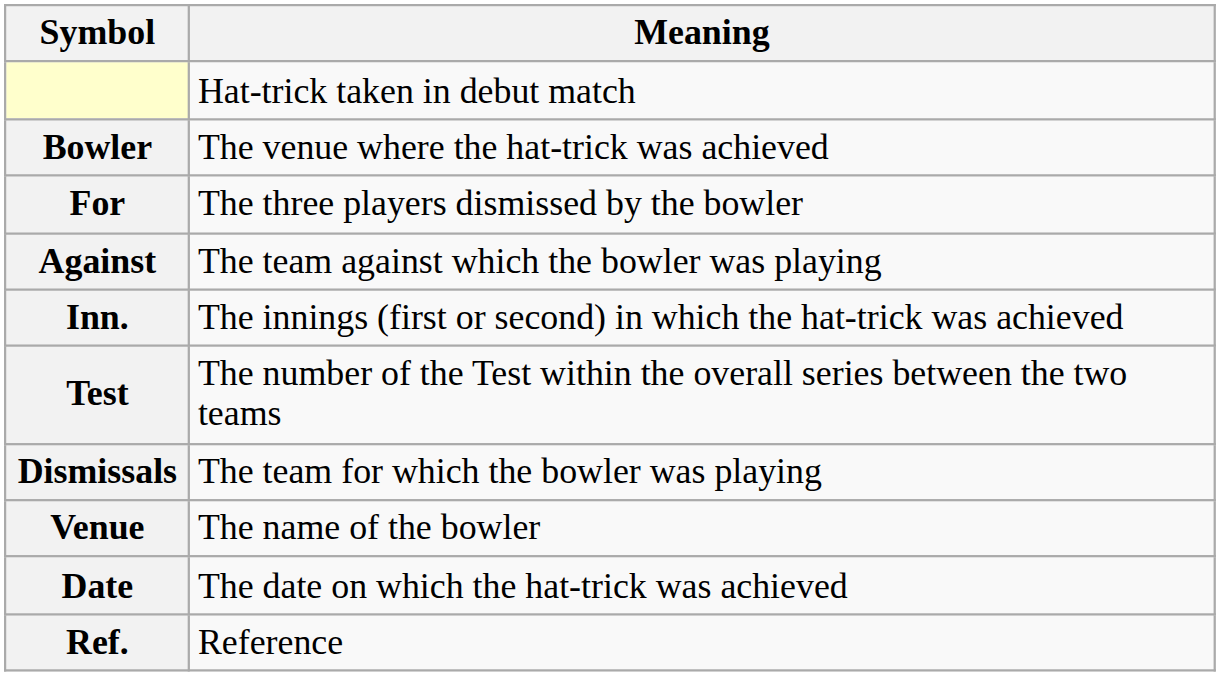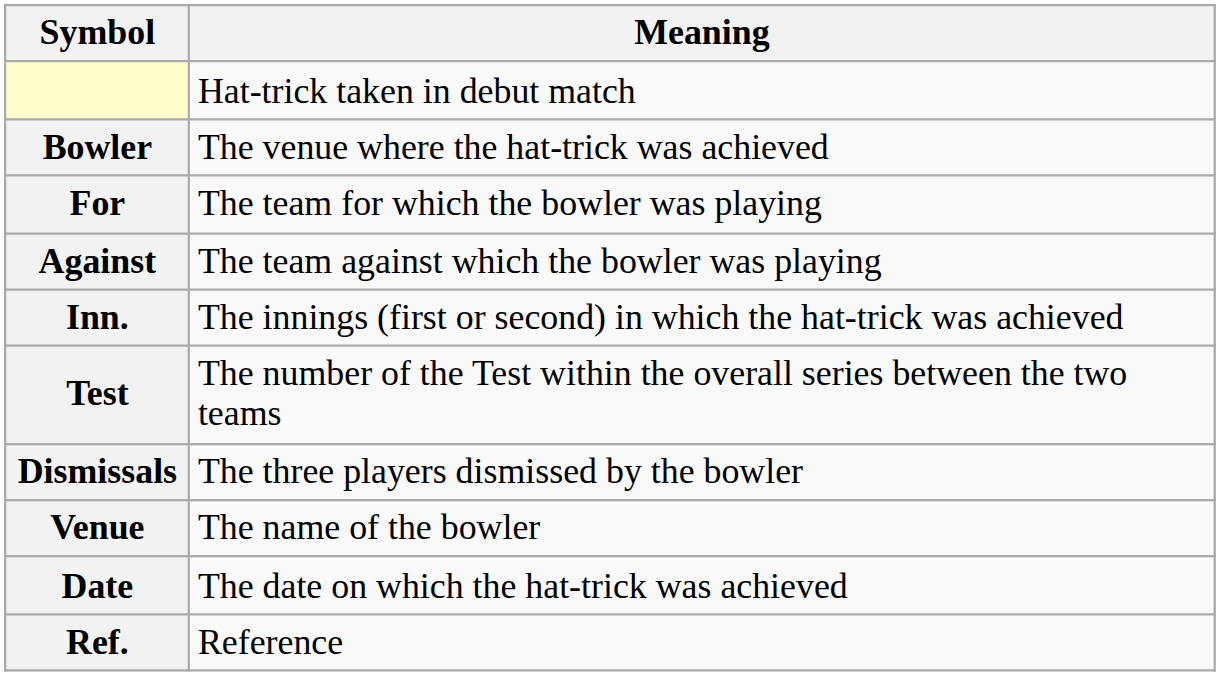(500, 203) The three players dismissed by the bowler -> (510, 203) The team for which the bowler was playing
(510, 471) The team for which the bowler was playing -> (500, 471) The three players dismissed by the bowler
